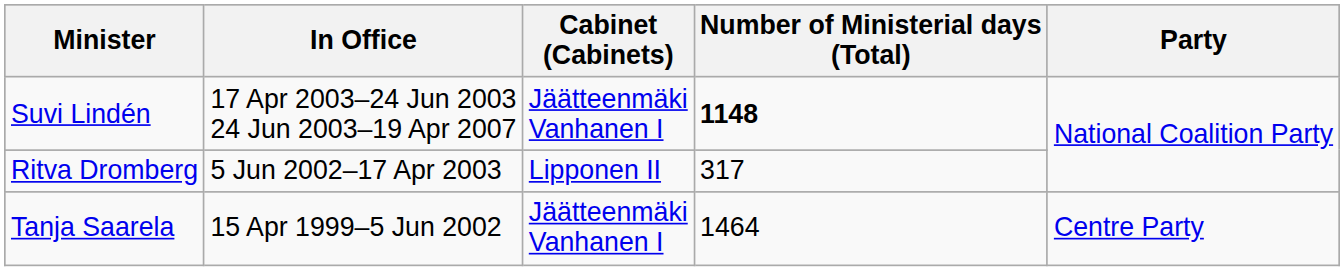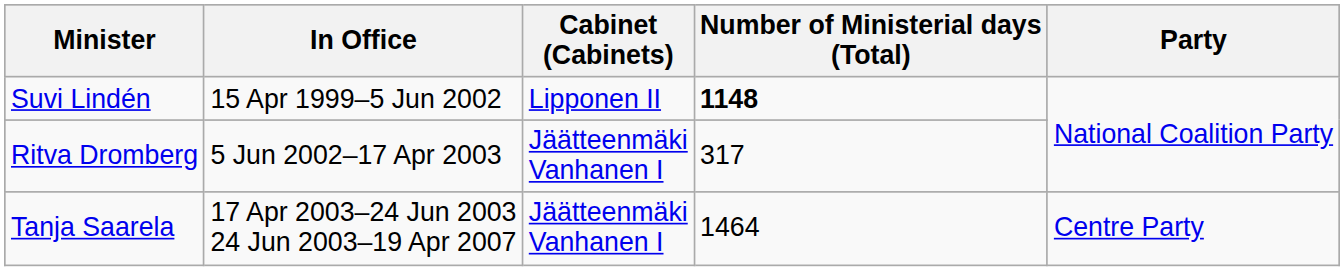(363, 113) 17 Apr 2003–24 Jun 2003 24 Jun 2003–19 Apr 2007 -> (356, 98) 15 Apr 1999–5 Jun 2002
(608, 113) Jäätteenmäki Vanhanen I -> (595, 98) Lipponen II
(595, 170) Lipponen II -> (608, 155) Jäätteenmäki Vanhanen I
(356, 227) 15 Apr 1999–5 Jun 2002 -> (363, 227) 17 Apr 2003–24 Jun 2003 24 Jun 2003–19 Apr 2007
